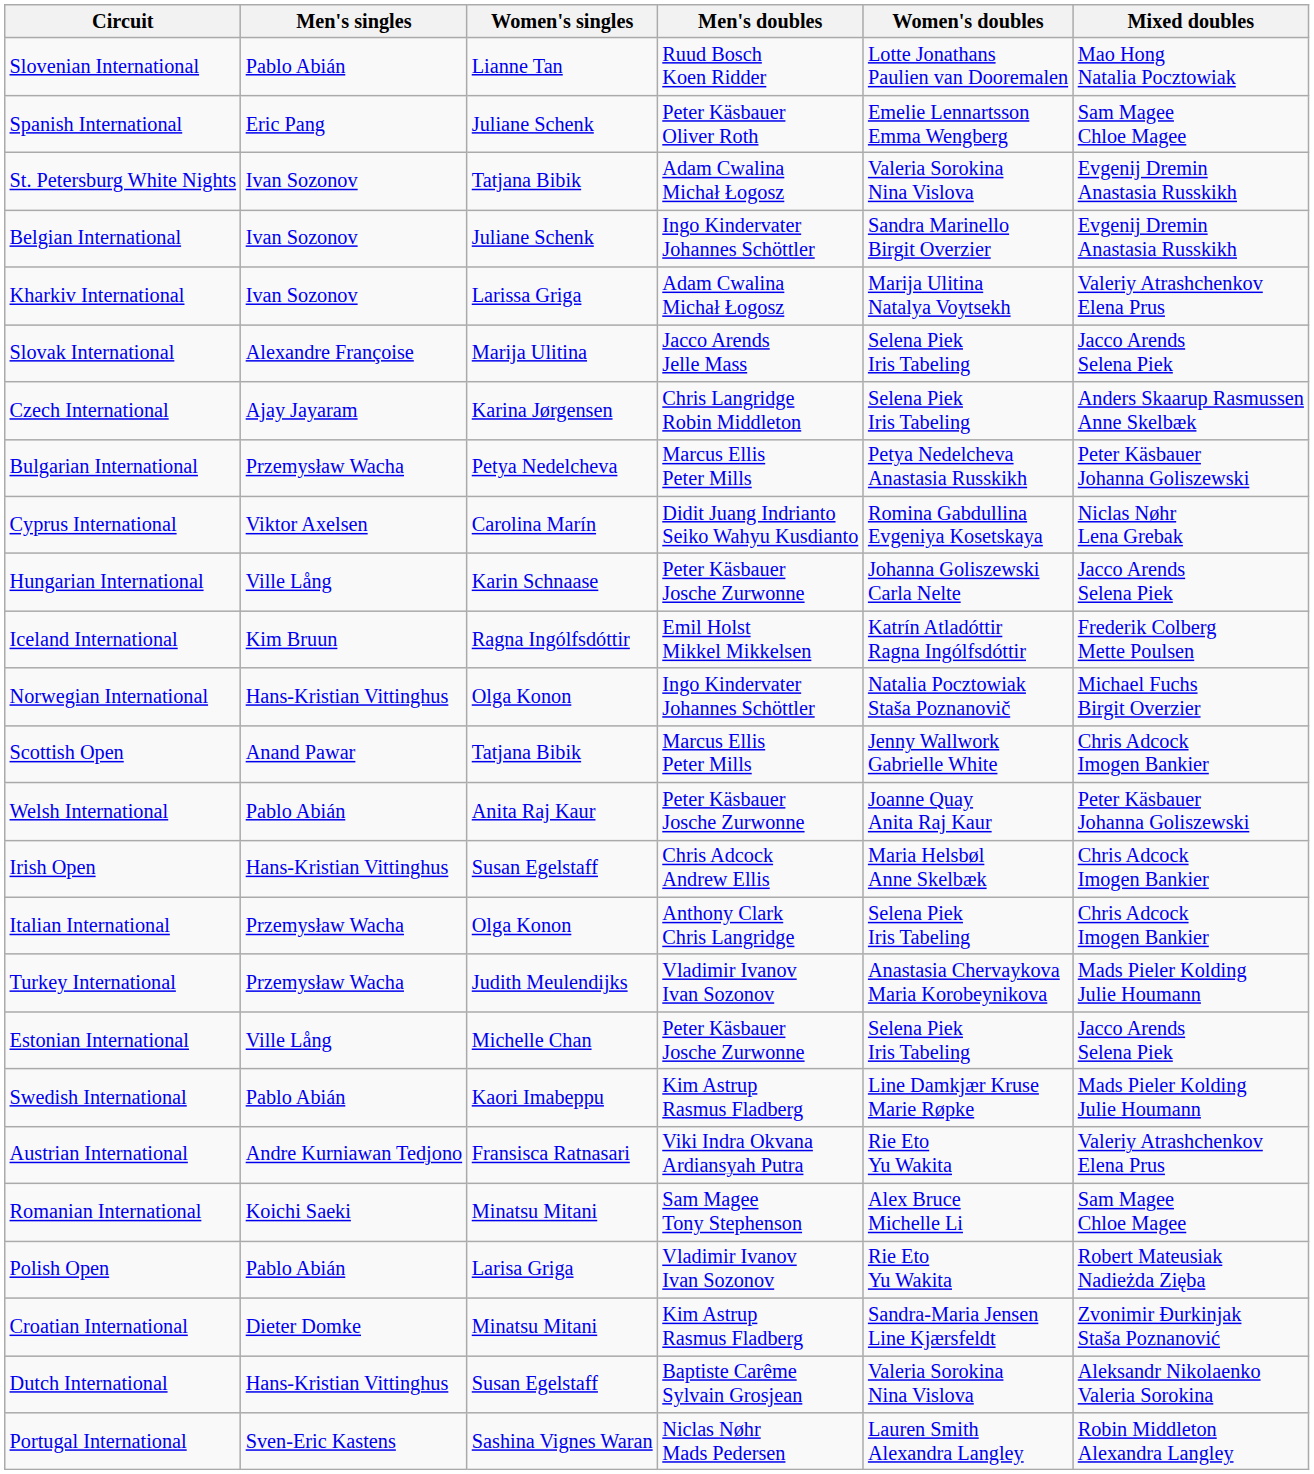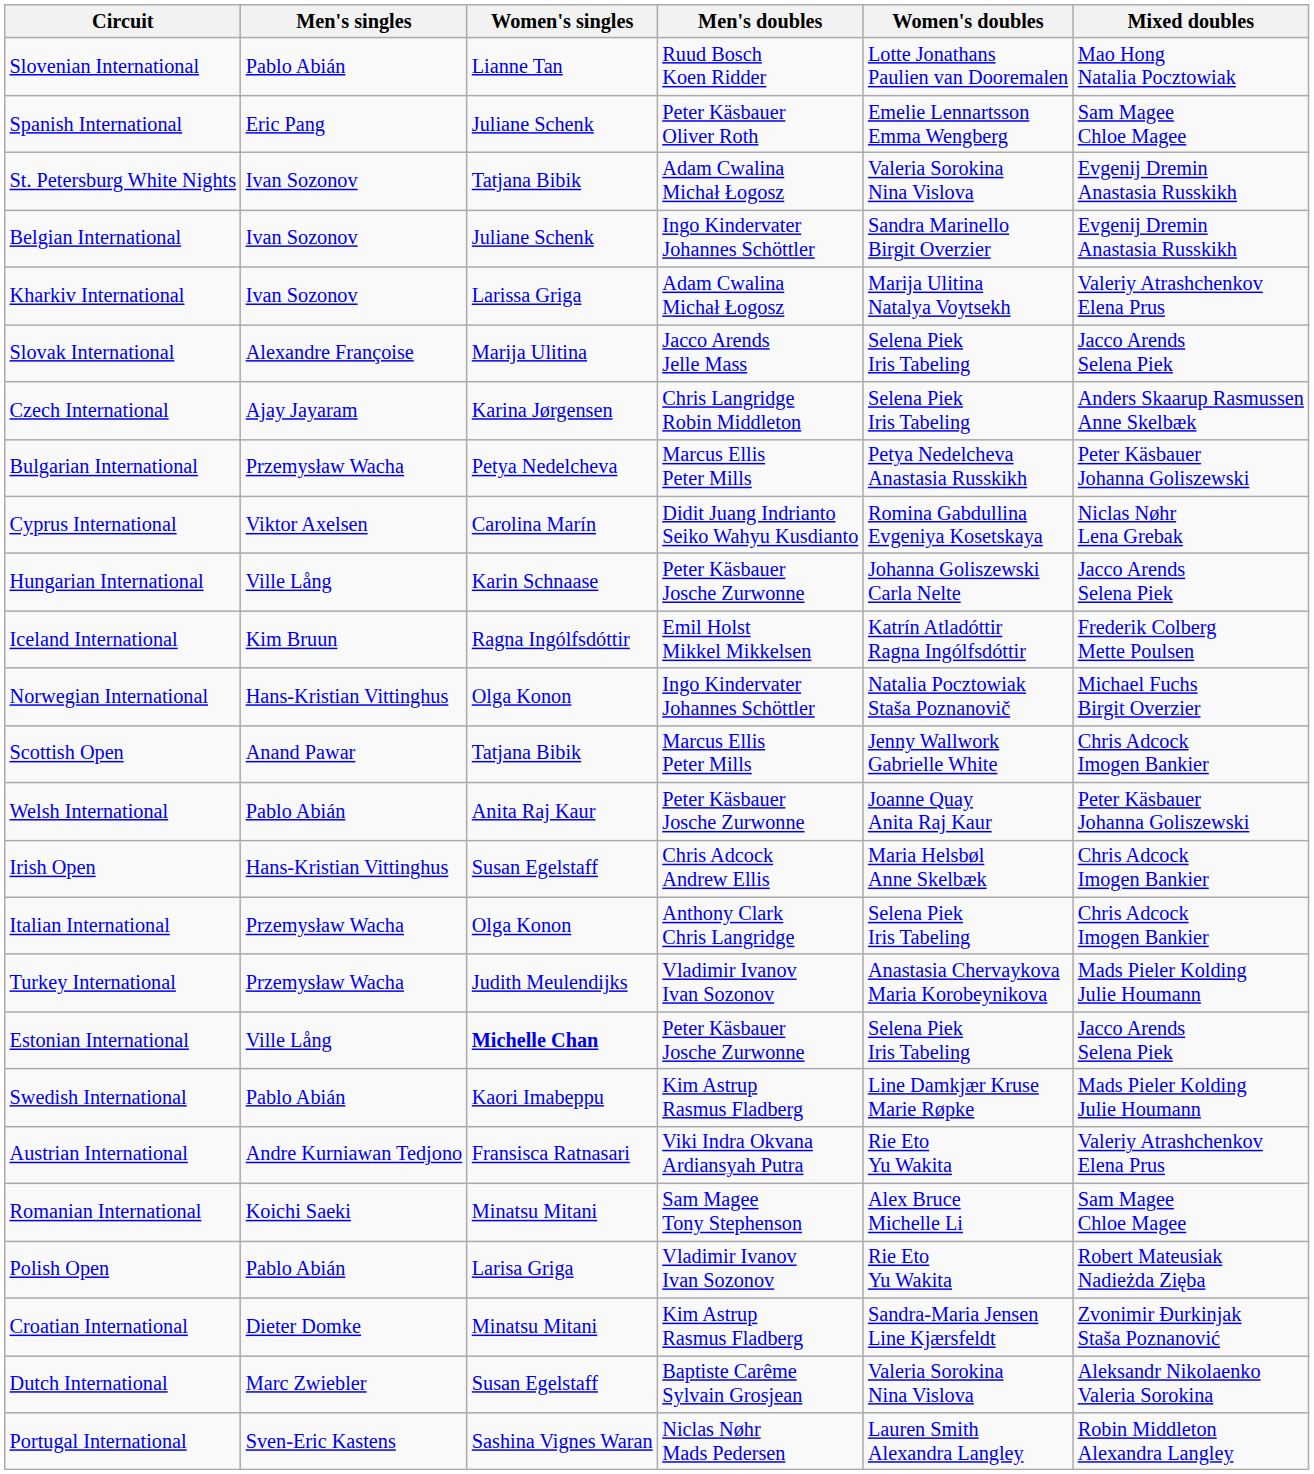(532, 1039) normal -> (535, 1039) bold
(347, 1383) Hans-Kristian Vittinghus -> (306, 1383) Marc Zwiebler
